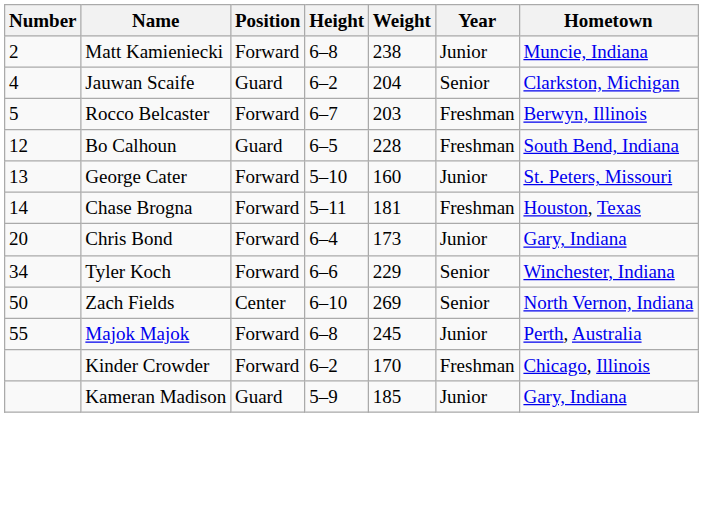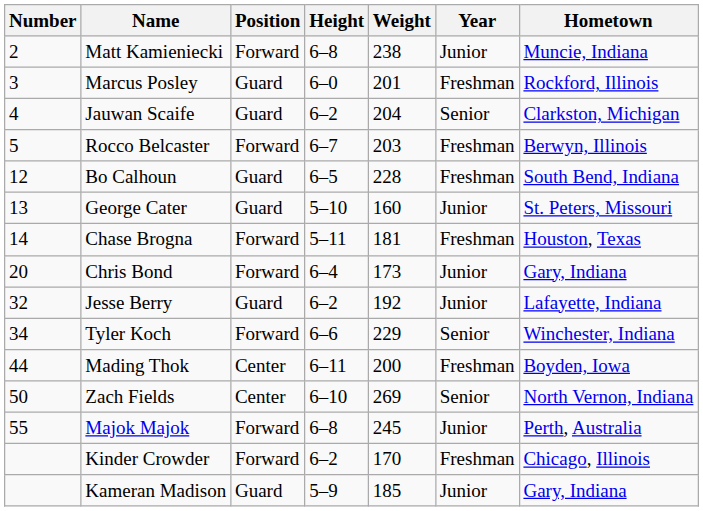+ row: (142, 83)
(267, 176) Forward -> (259, 208) Guard
+ row: (129, 302)
+ row: (137, 364)
